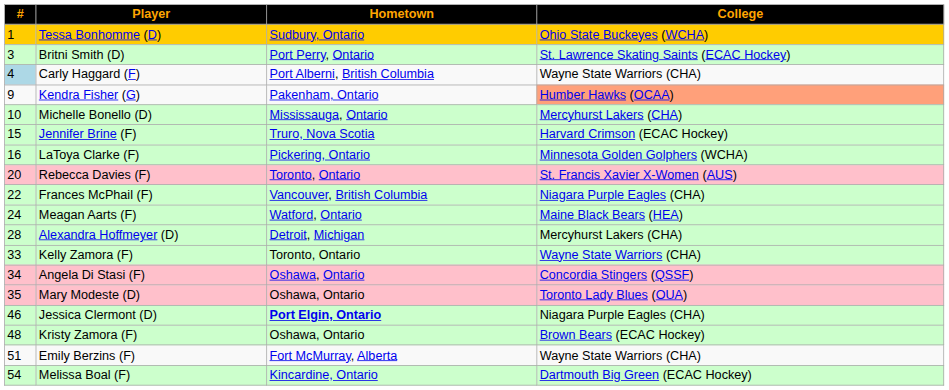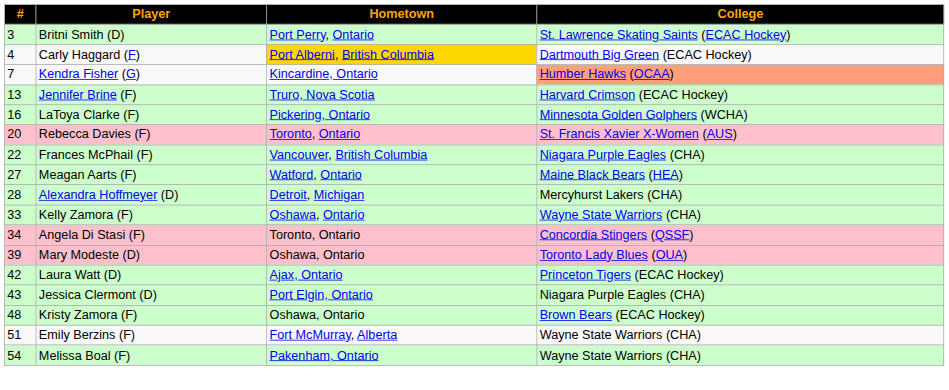- row: (100, 34)
(11, 74) lightblue background -> (11, 54) no background
(352, 74) no background -> (352, 54) gold background
(620, 74) Wayne State Warriors (CHA) -> (646, 54) Dartmouth Big Green (ECAC Hockey)
(11, 94) 9 -> (11, 74) 7
(324, 94) Pakenham, Ontario -> (324, 74) Kincardine, Ontario
- row: (95, 114)
(14, 134) 15 -> (14, 94) 13
(14, 214) 24 -> (14, 174) 27
(315, 255) Toronto, Ontario -> (317, 214) Oshawa, Ontario
(317, 275) Oshawa, Ontario -> (315, 235) Toronto, Ontario
(14, 295) 35 -> (14, 255) 39
+ row: (80, 275)
(14, 315) 46 -> (14, 295) 43
(325, 315) bold -> (321, 295) normal
(324, 375) Kincardine, Ontario -> (324, 355) Pakenham, Ontario
(646, 375) Dartmouth Big Green (ECAC Hockey) -> (620, 355) Wayne State Warriors (CHA)
